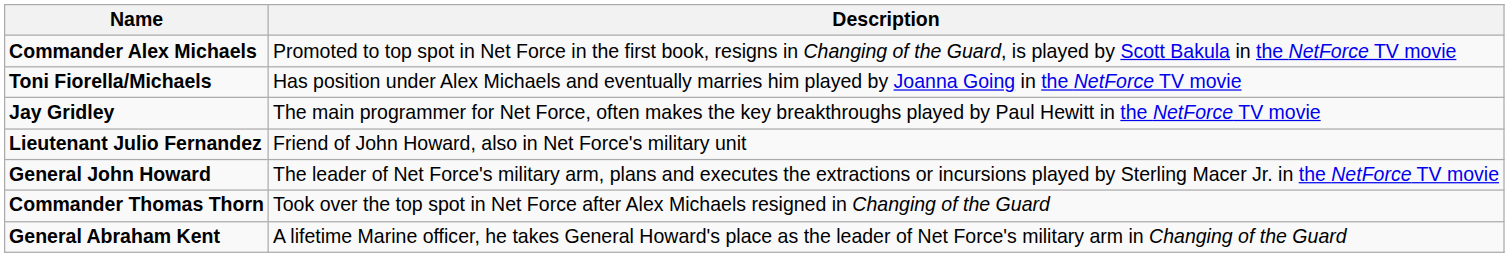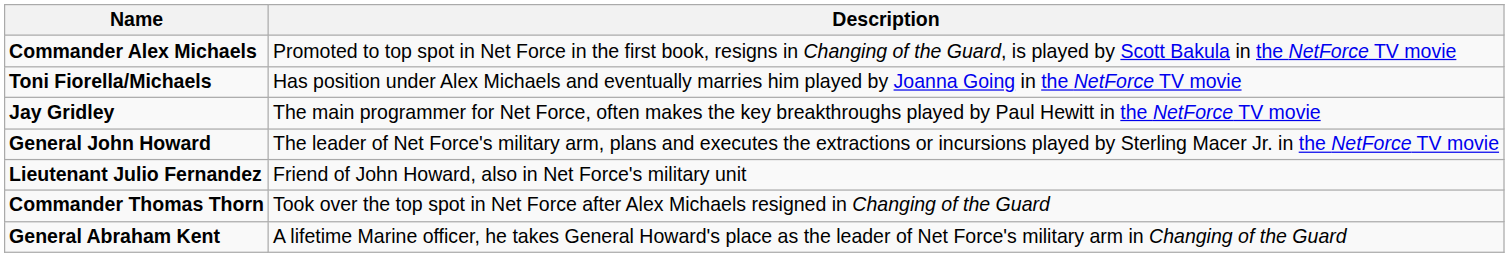rows swapped: (110, 174) <-> (135, 143)
